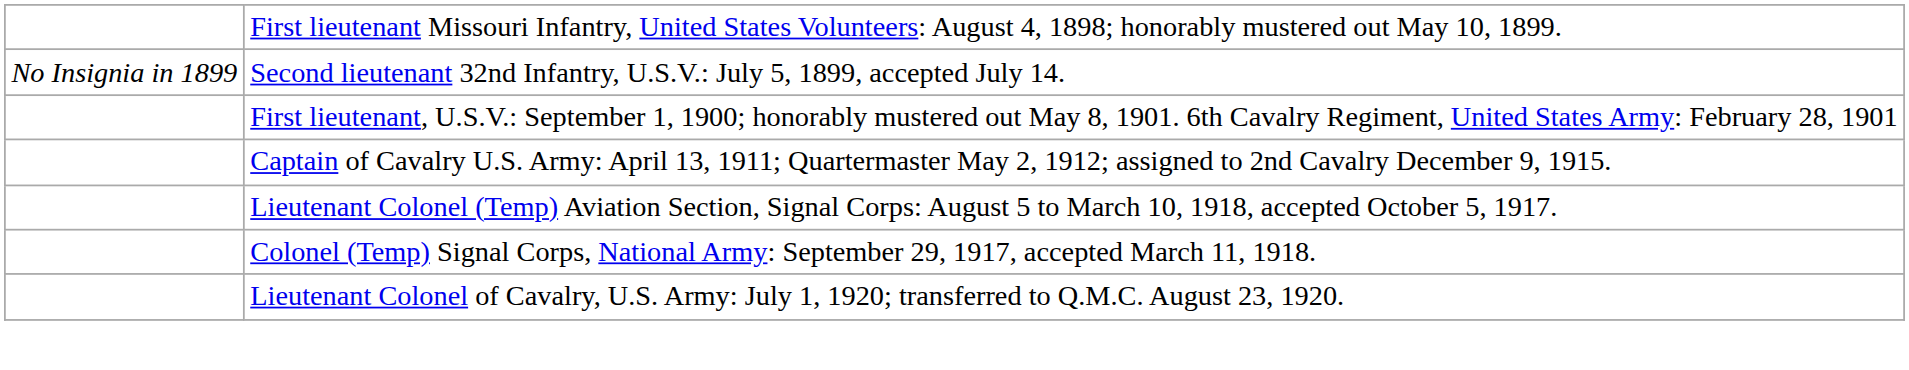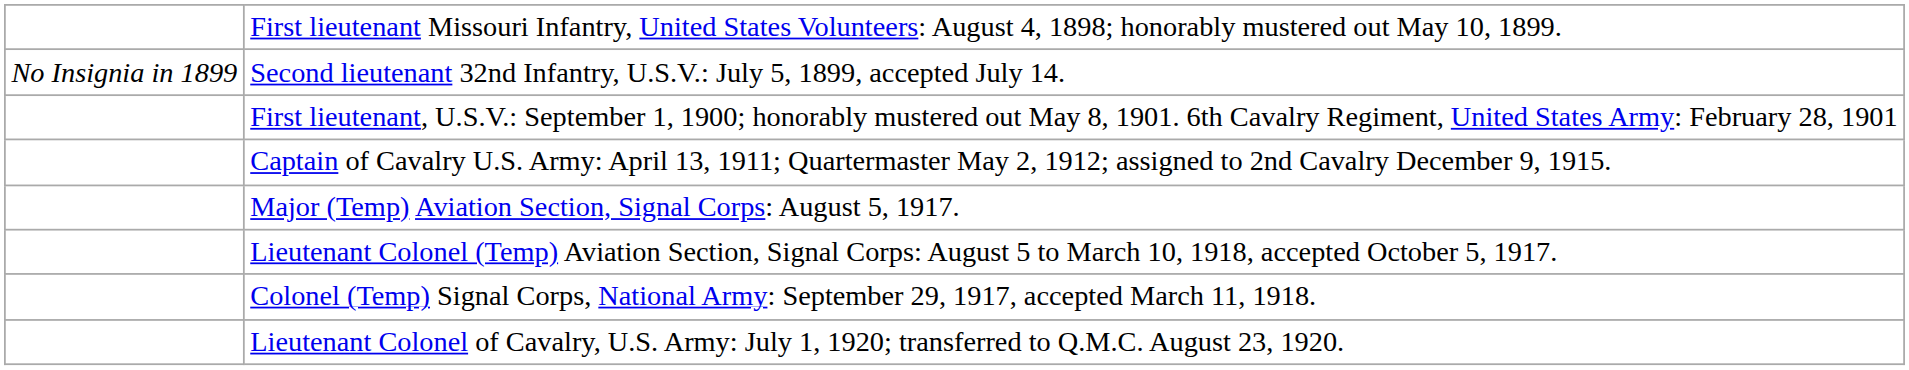+ row: (605, 206)
